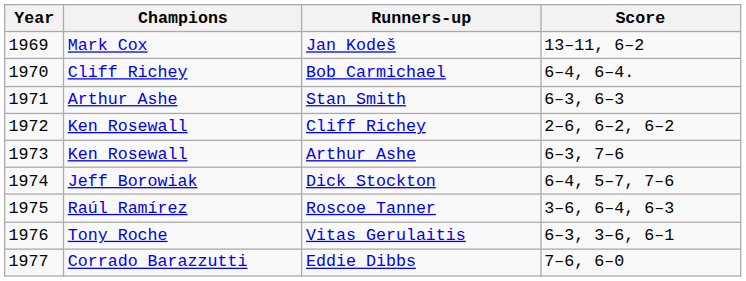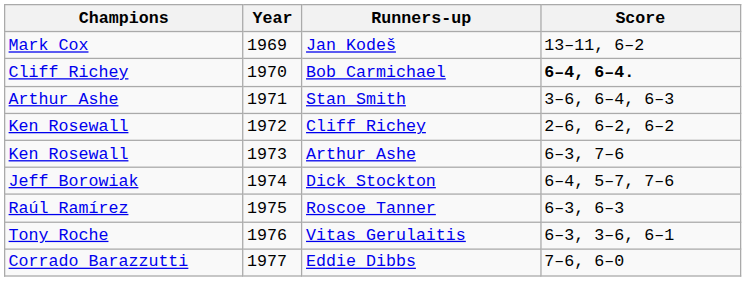columns swapped: (34, 18) <-> (183, 18)
(589, 72) normal -> (589, 72) bold
(584, 100) 6–3, 6–3 -> (609, 100) 3–6, 6–4, 6–3
(609, 208) 3–6, 6–4, 6–3 -> (584, 208) 6–3, 6–3
